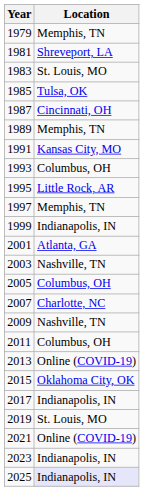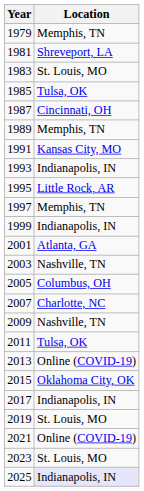(74, 168) Columbus, OH -> (77, 168) Indianapolis, IN
(74, 341) Columbus, OH -> (62, 341) Tulsa, OK
(77, 457) Indianapolis, IN -> (72, 457) St. Louis, MO
